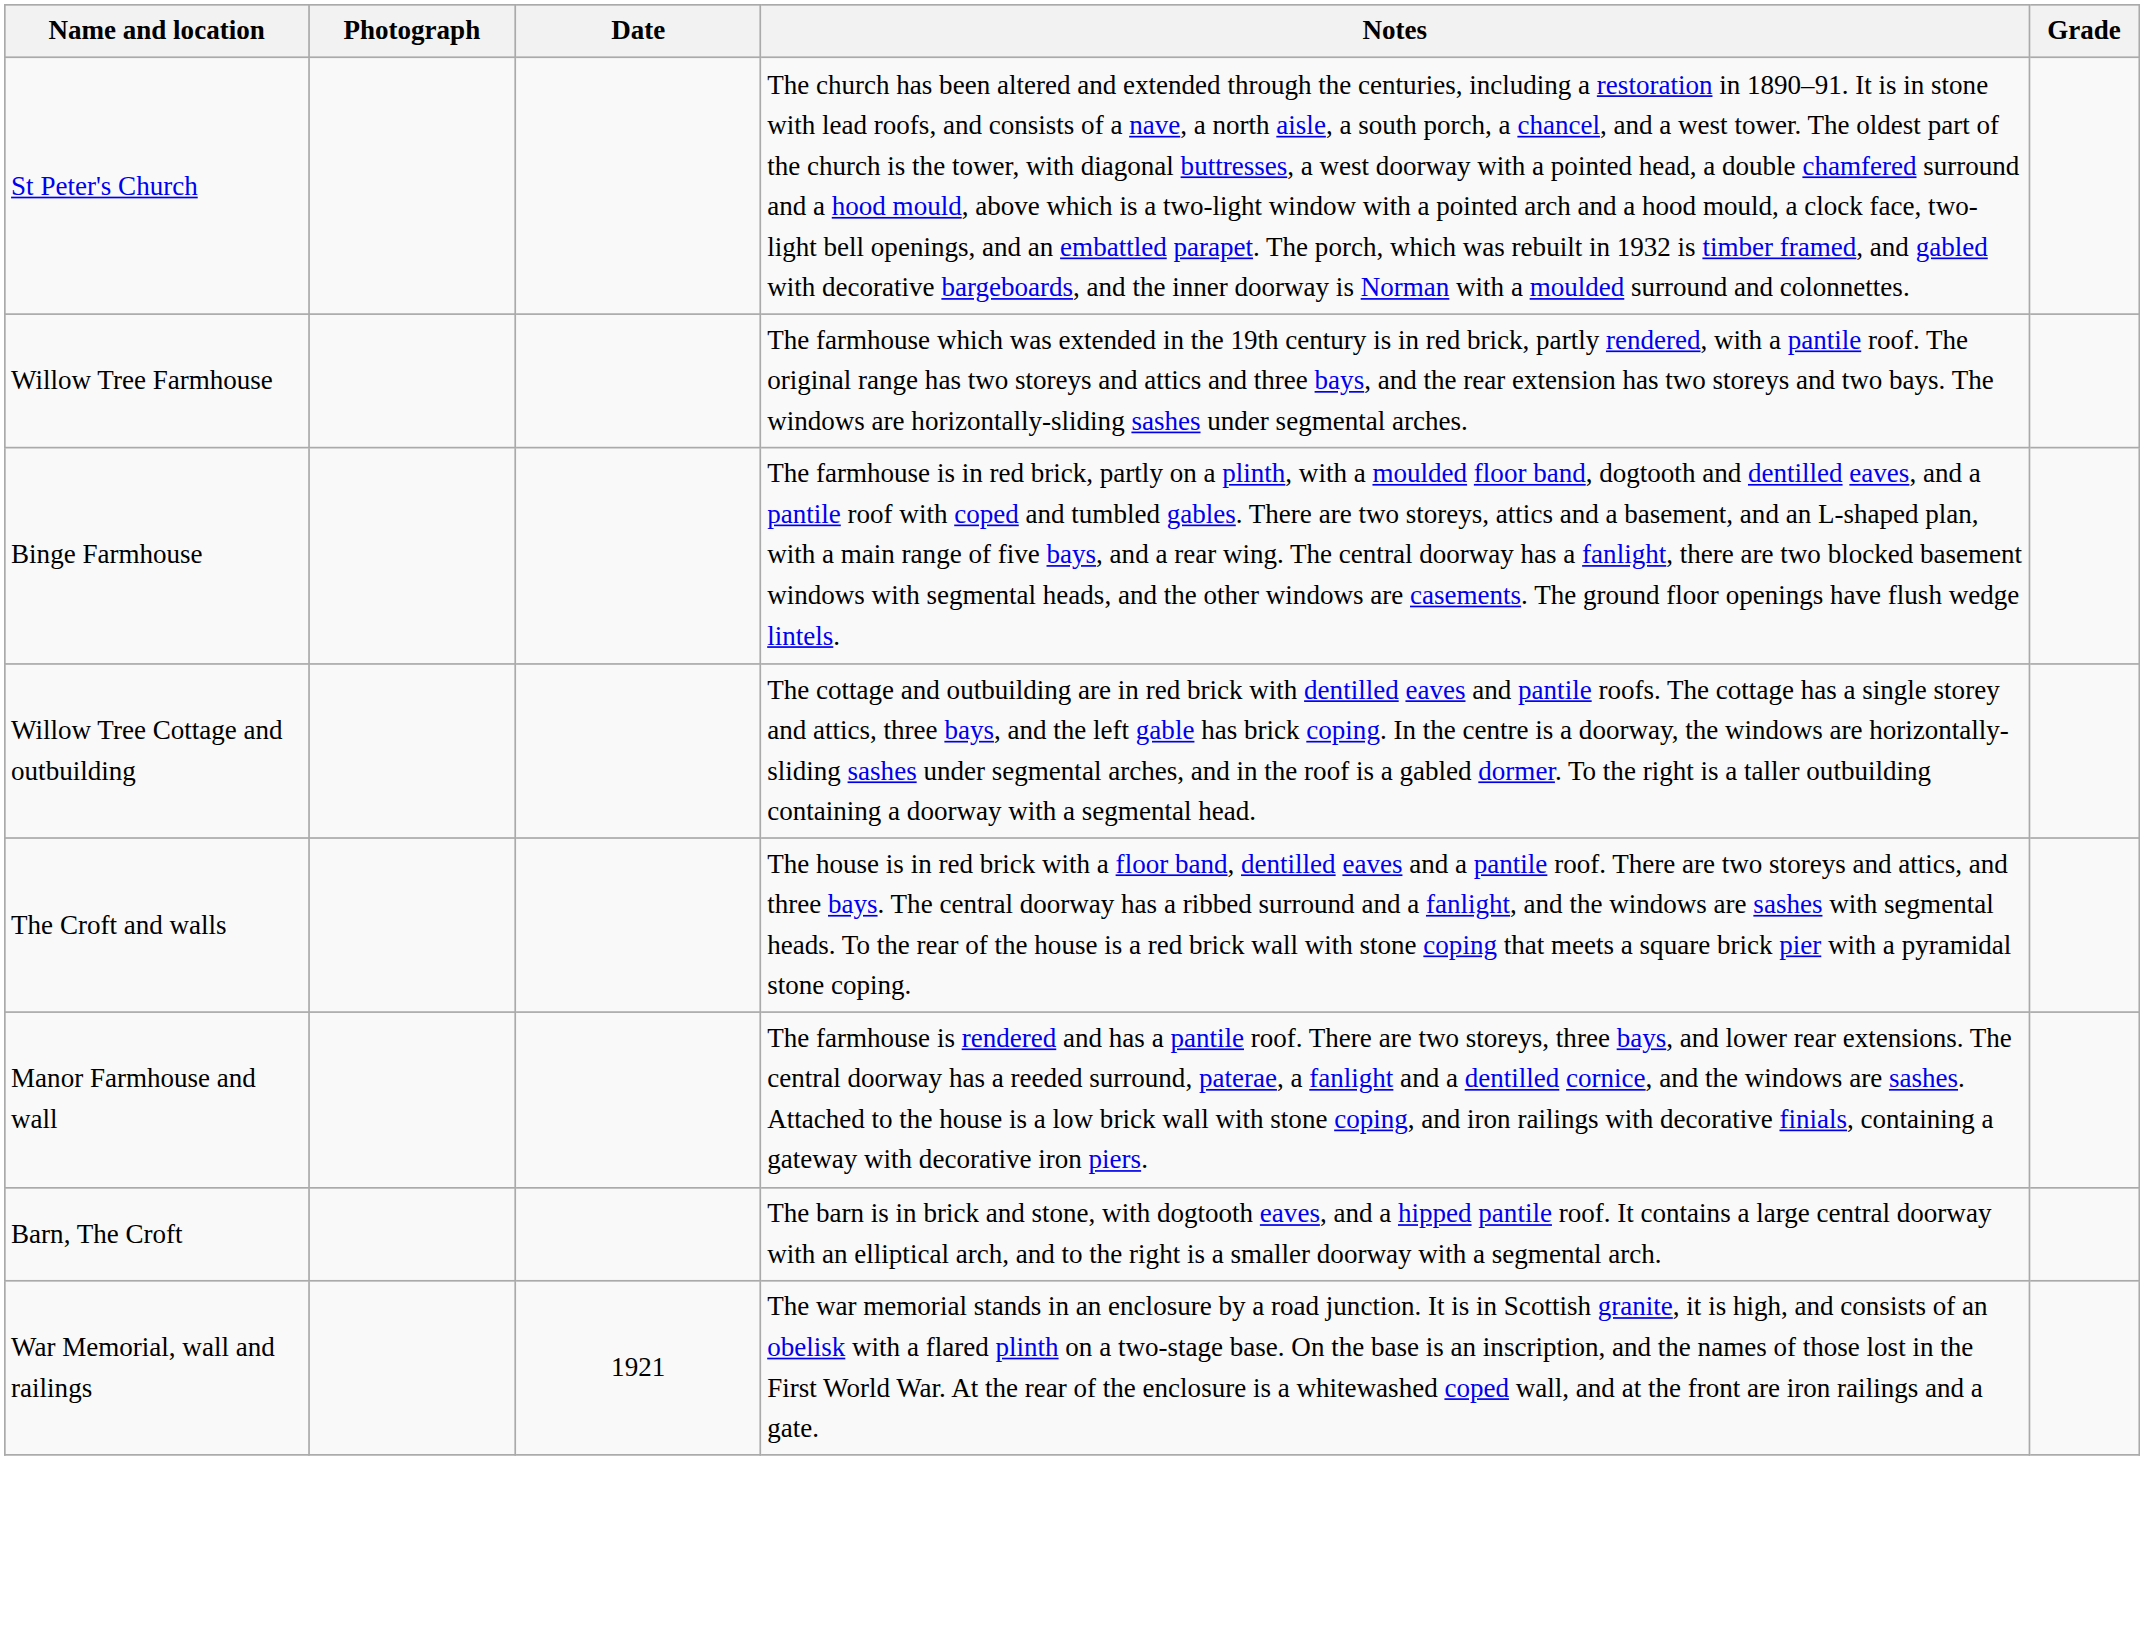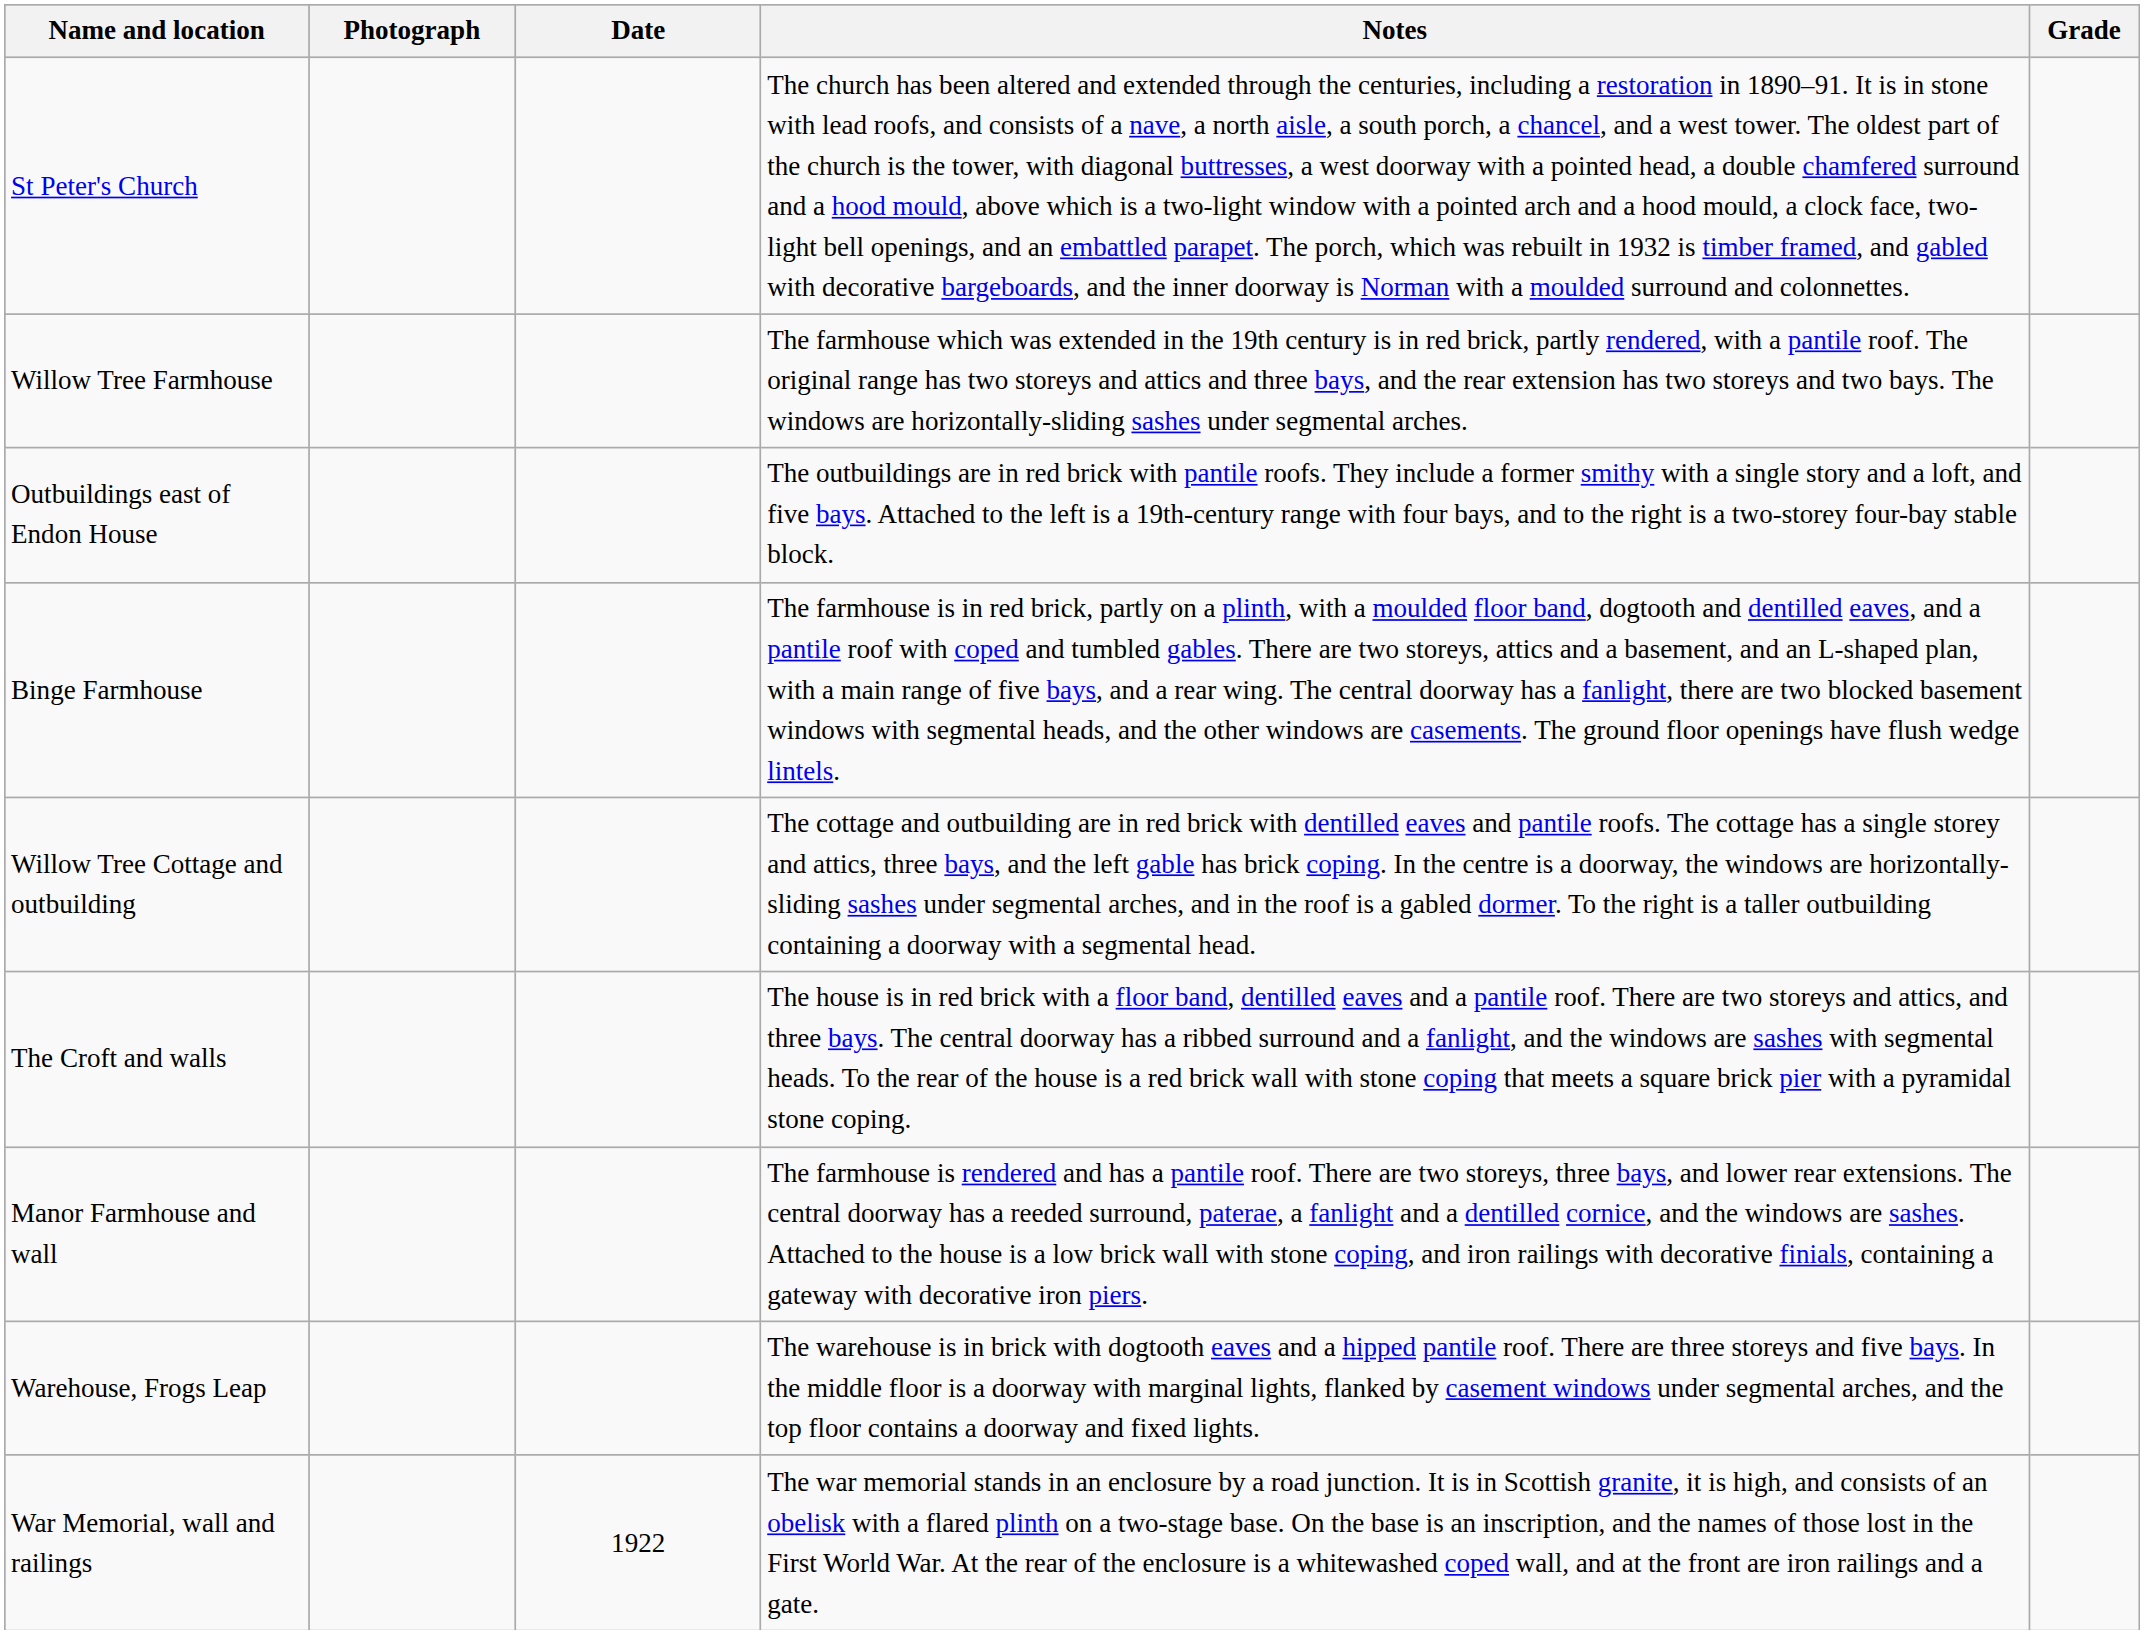+ row: (121, 514)
- row: (97, 1233)
+ row: (139, 1388)
(638, 1367) 1921 -> (638, 1542) 1922
